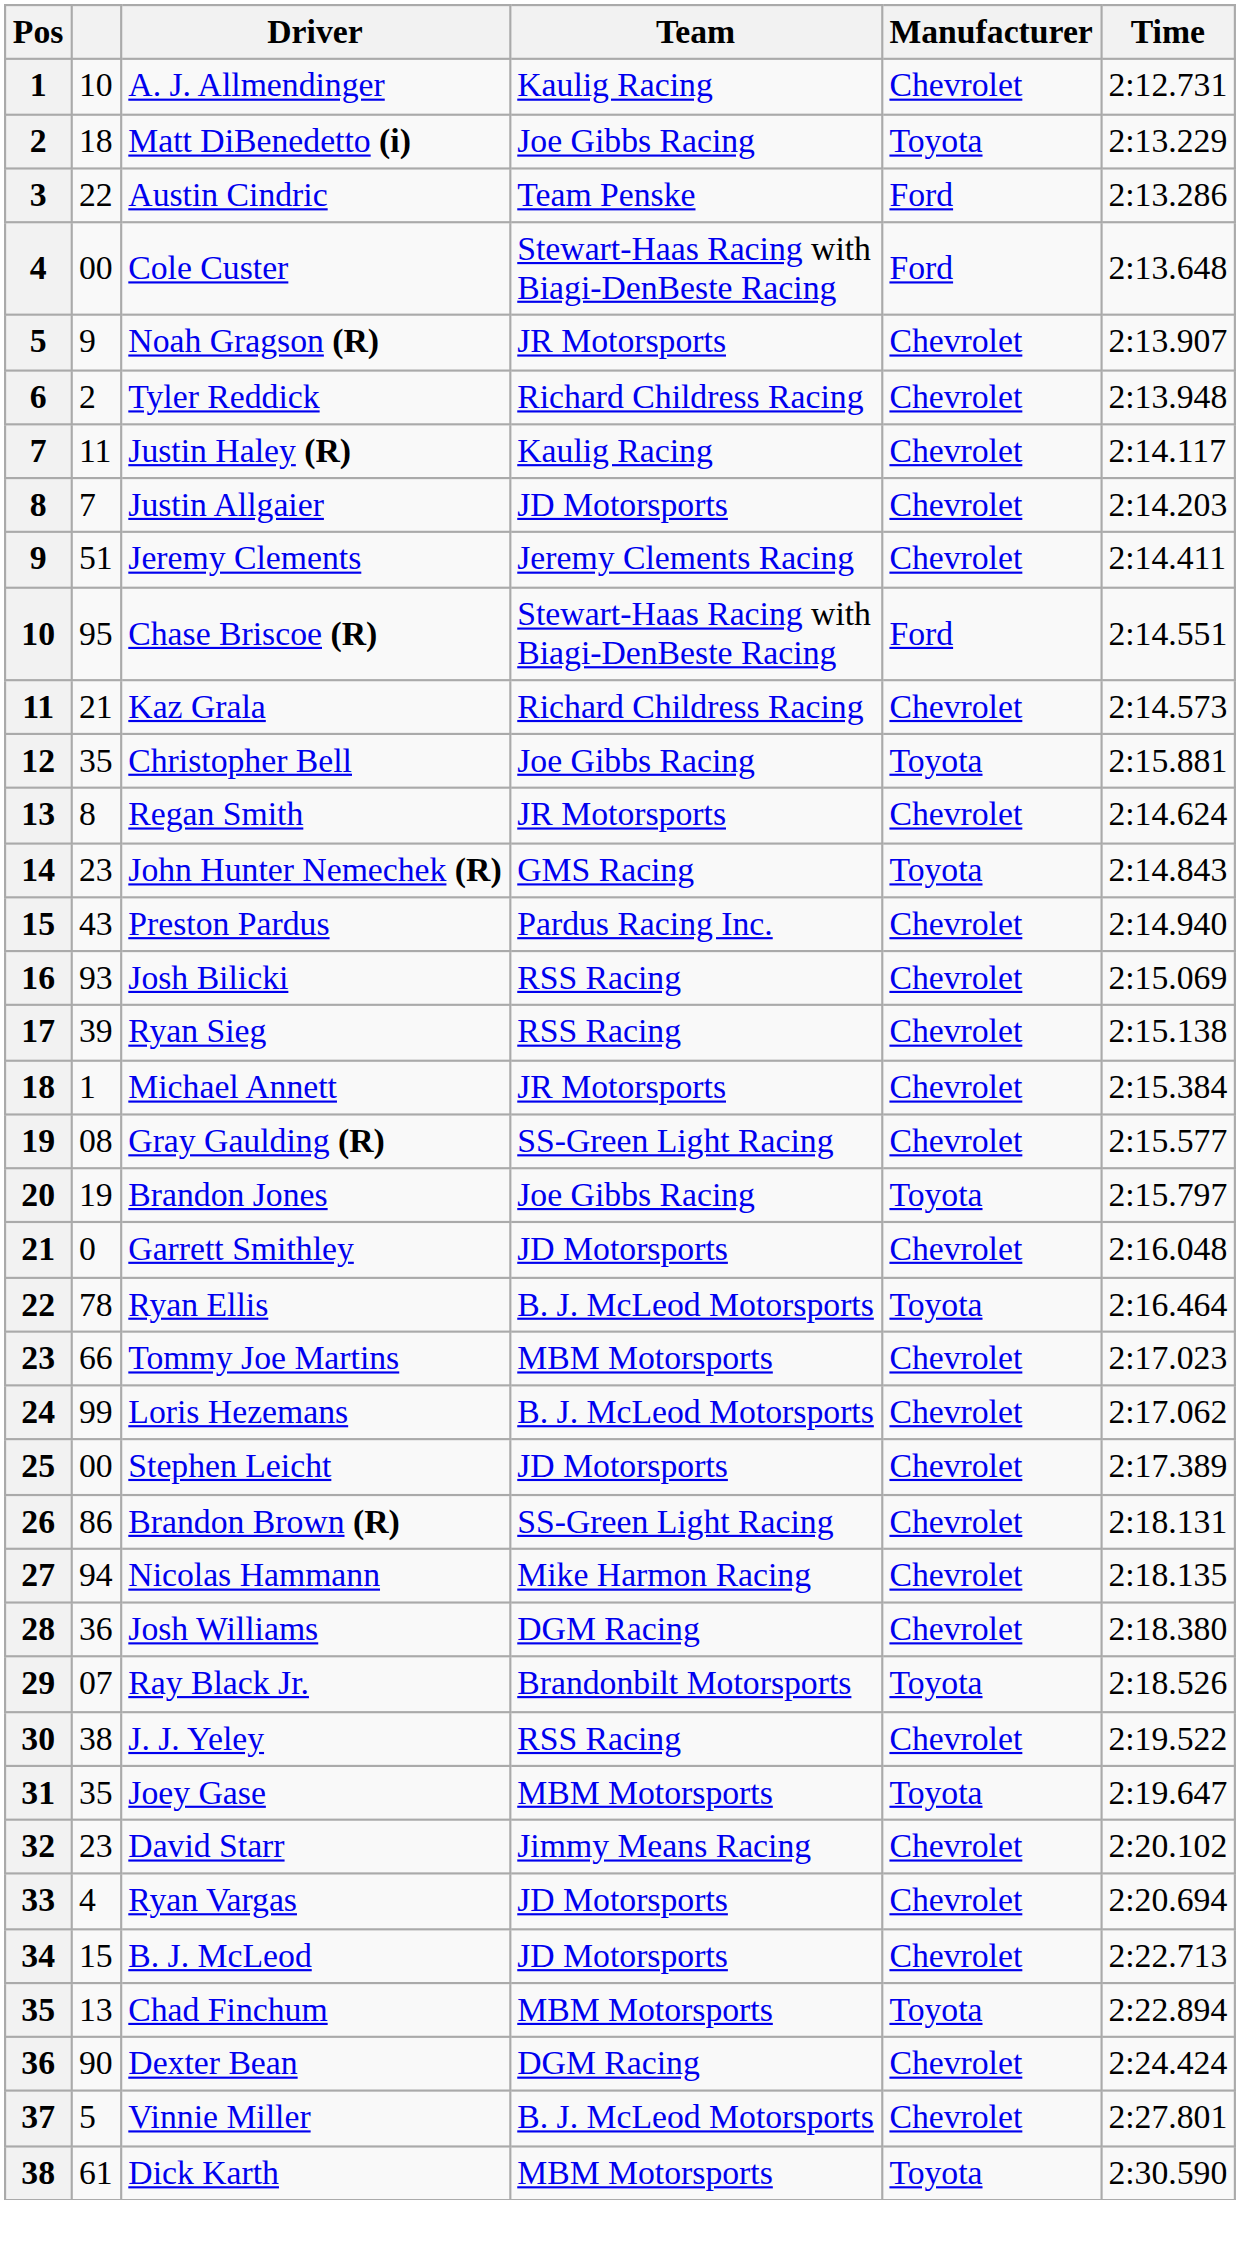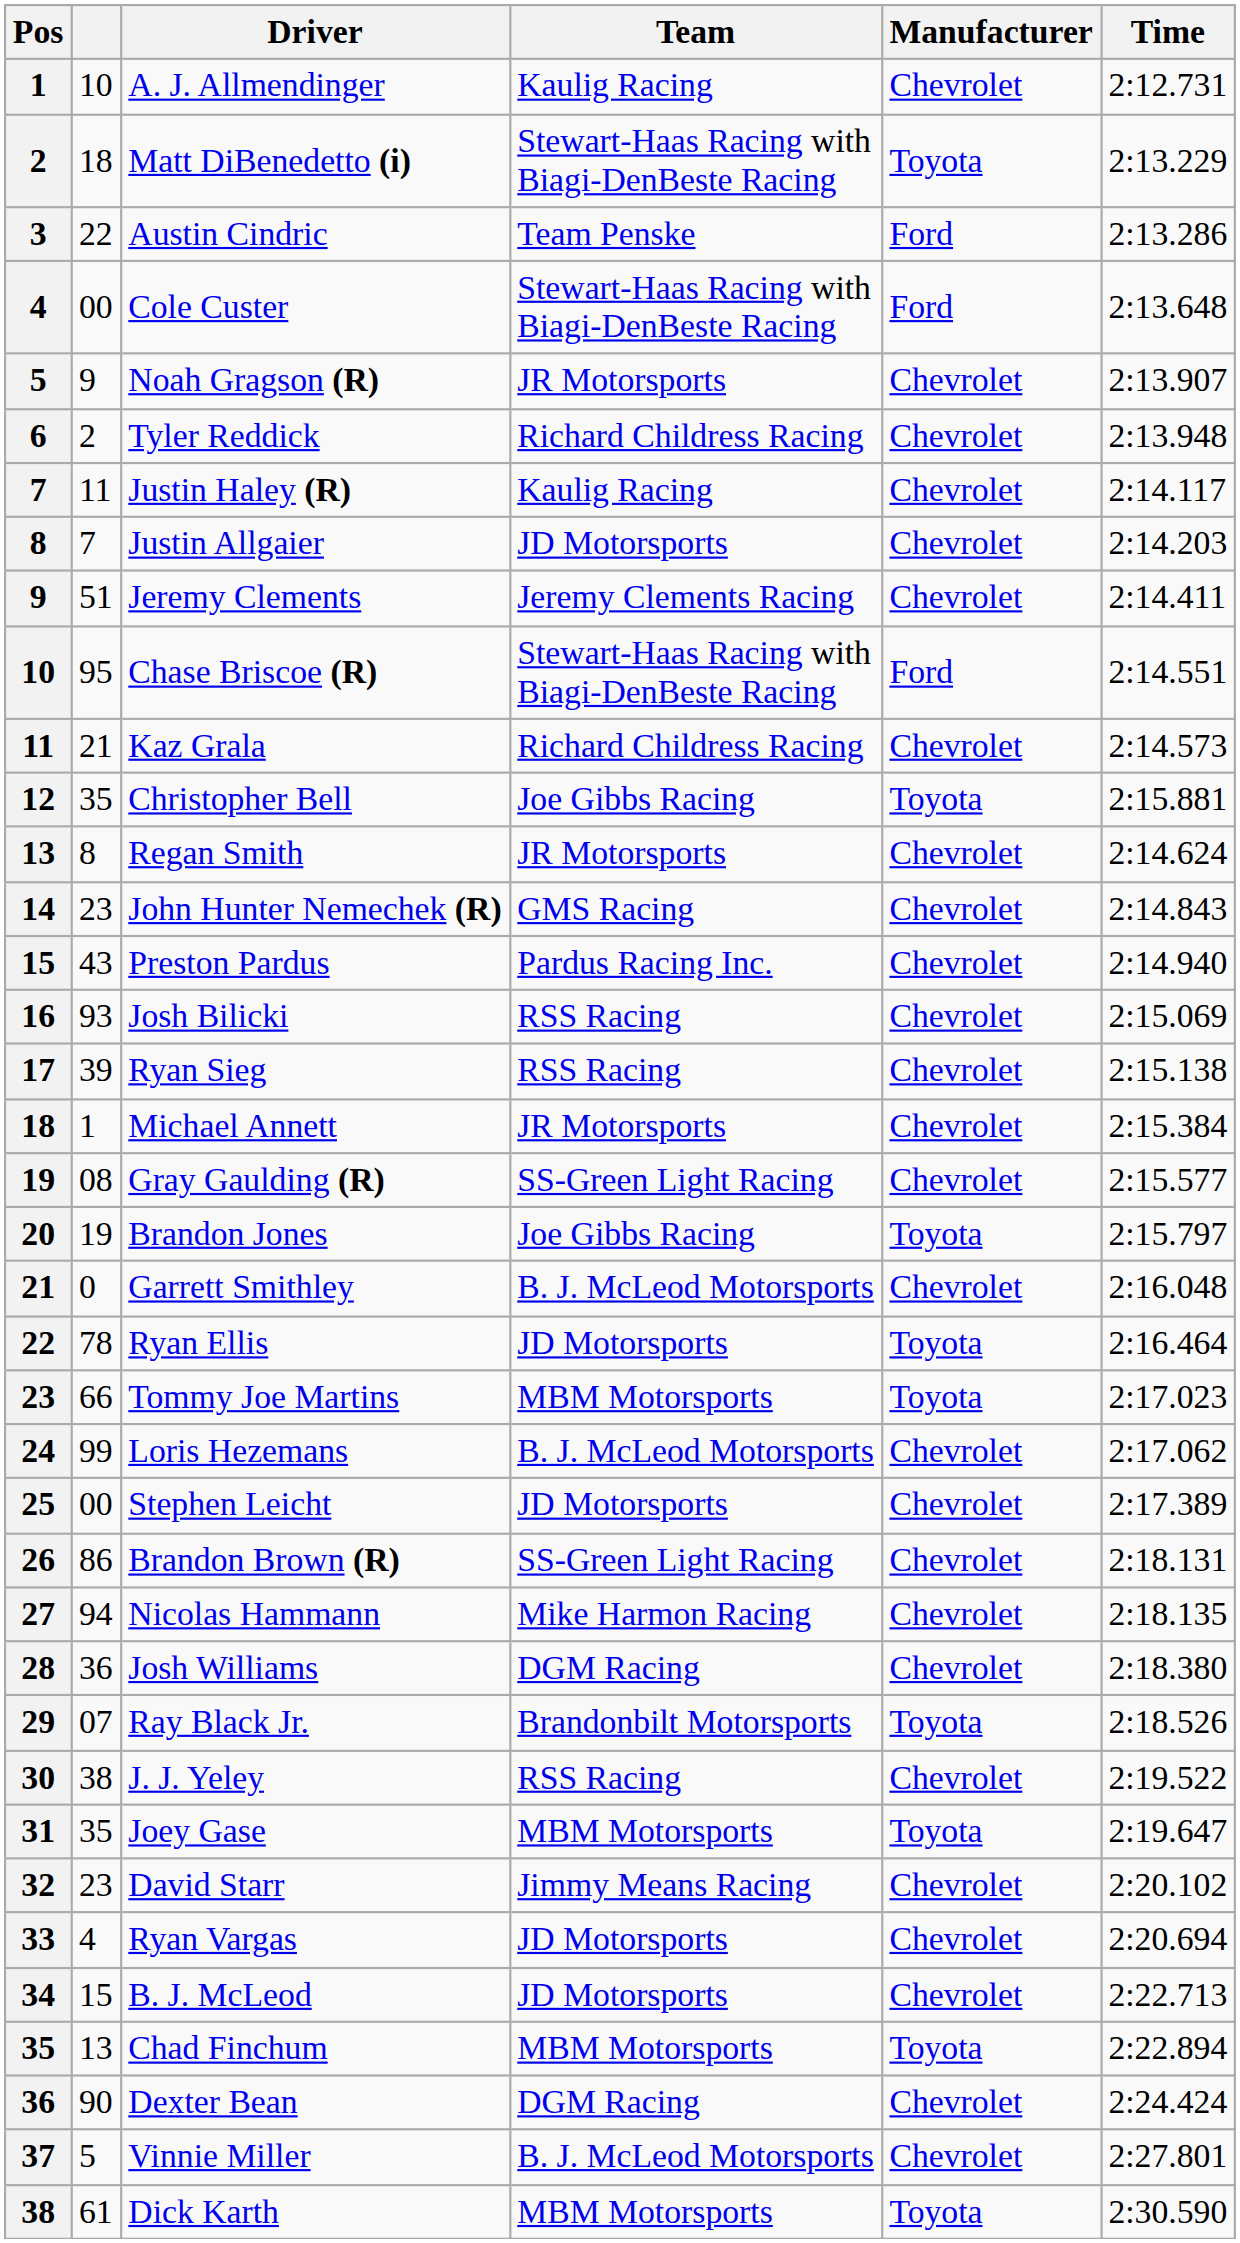(636, 139) Joe Gibbs Racing -> (694, 159) Stewart-Haas Racing with Biagi-DenBeste Racing
(936, 868) Toyota -> (956, 907) Chevrolet
(623, 1248) JD Motorsports -> (696, 1287) B. J. McLeod Motorsports
(696, 1303) B. J. McLeod Motorsports -> (623, 1341) JD Motorsports
(956, 1357) Chevrolet -> (936, 1396) Toyota
